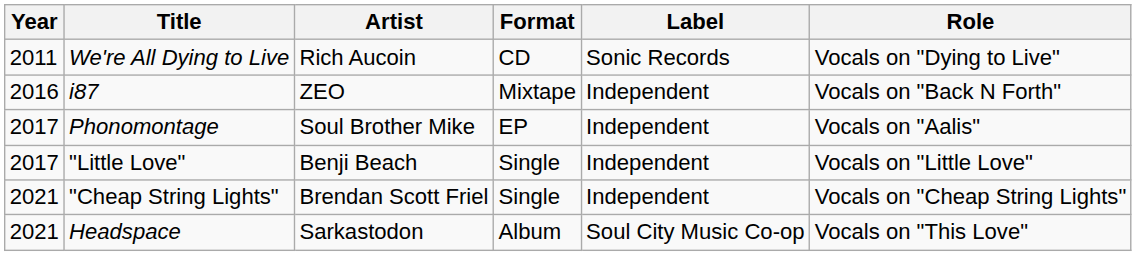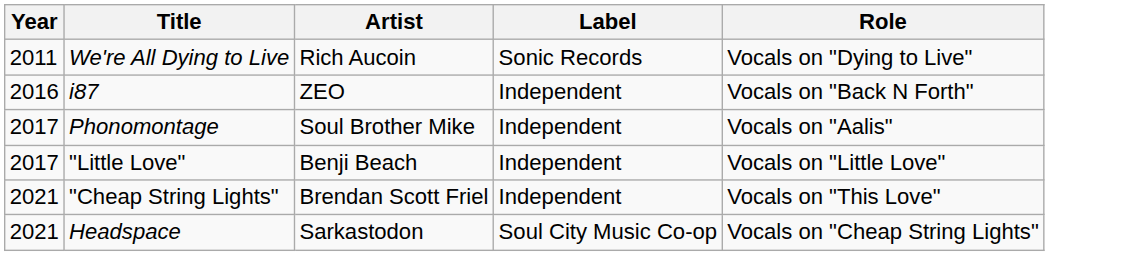- column: (537, 22)
(970, 197) Vocals on "Cheap String Lights" -> (834, 197) Vocals on "This Love"
(921, 232) Vocals on "This Love" -> (883, 232) Vocals on "Cheap String Lights"
